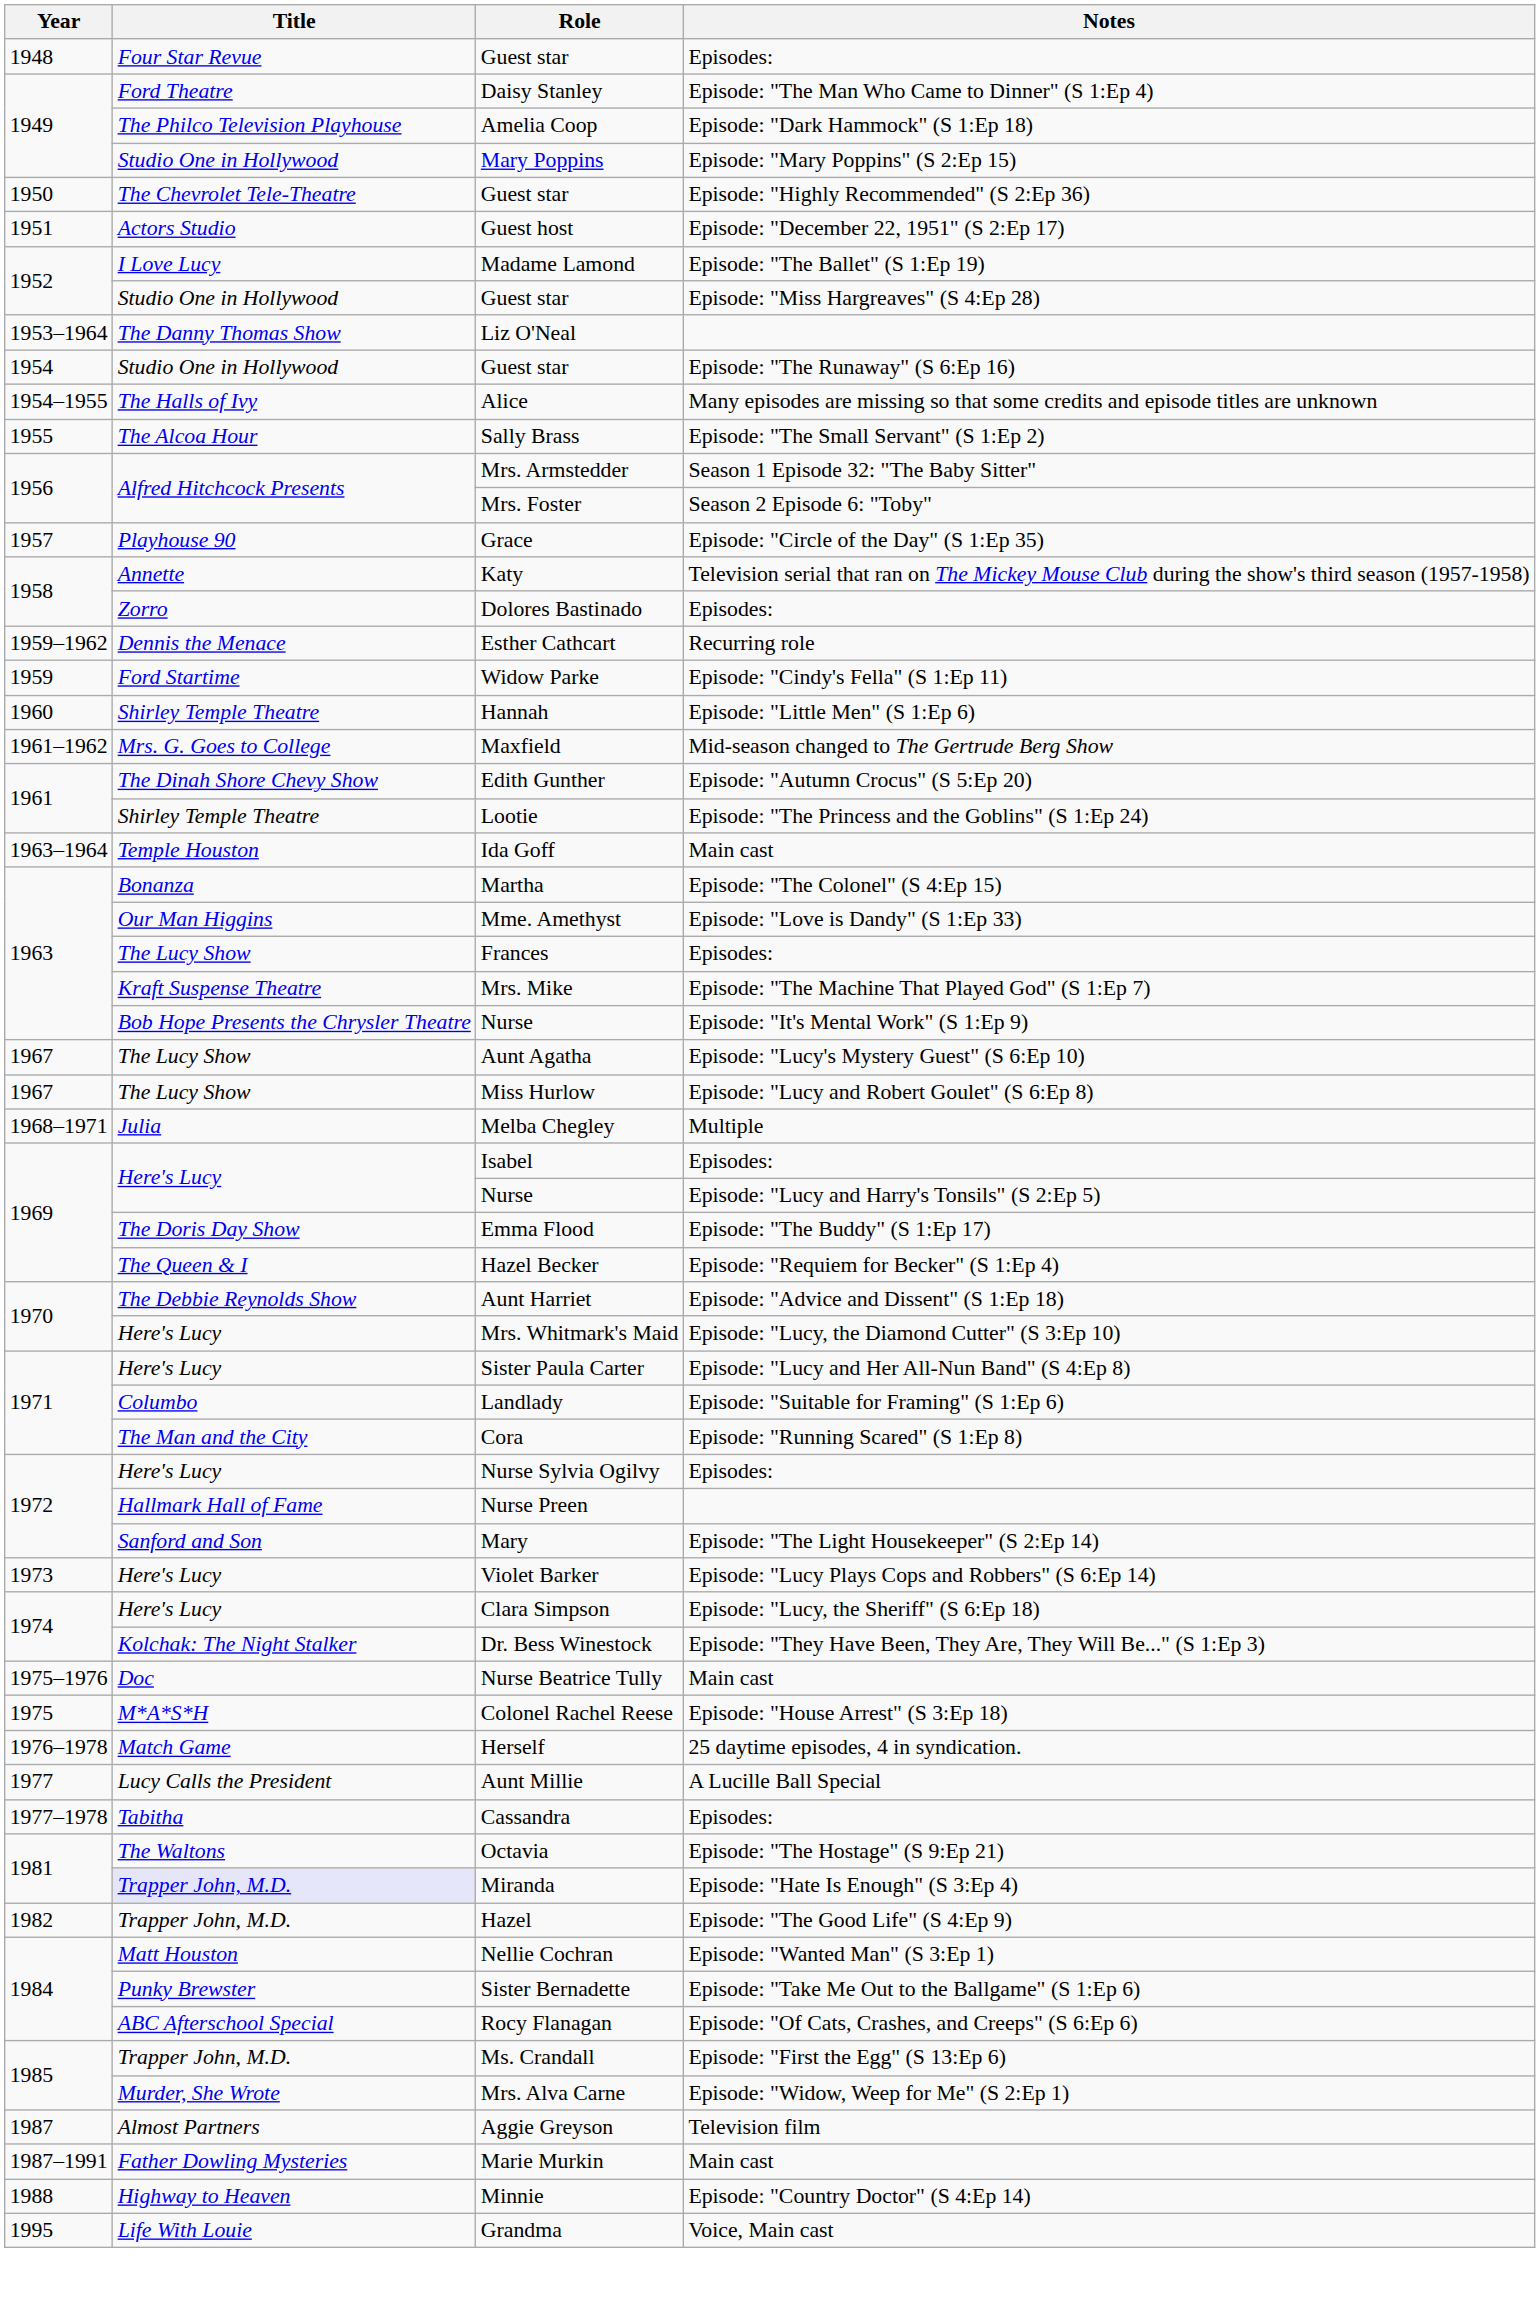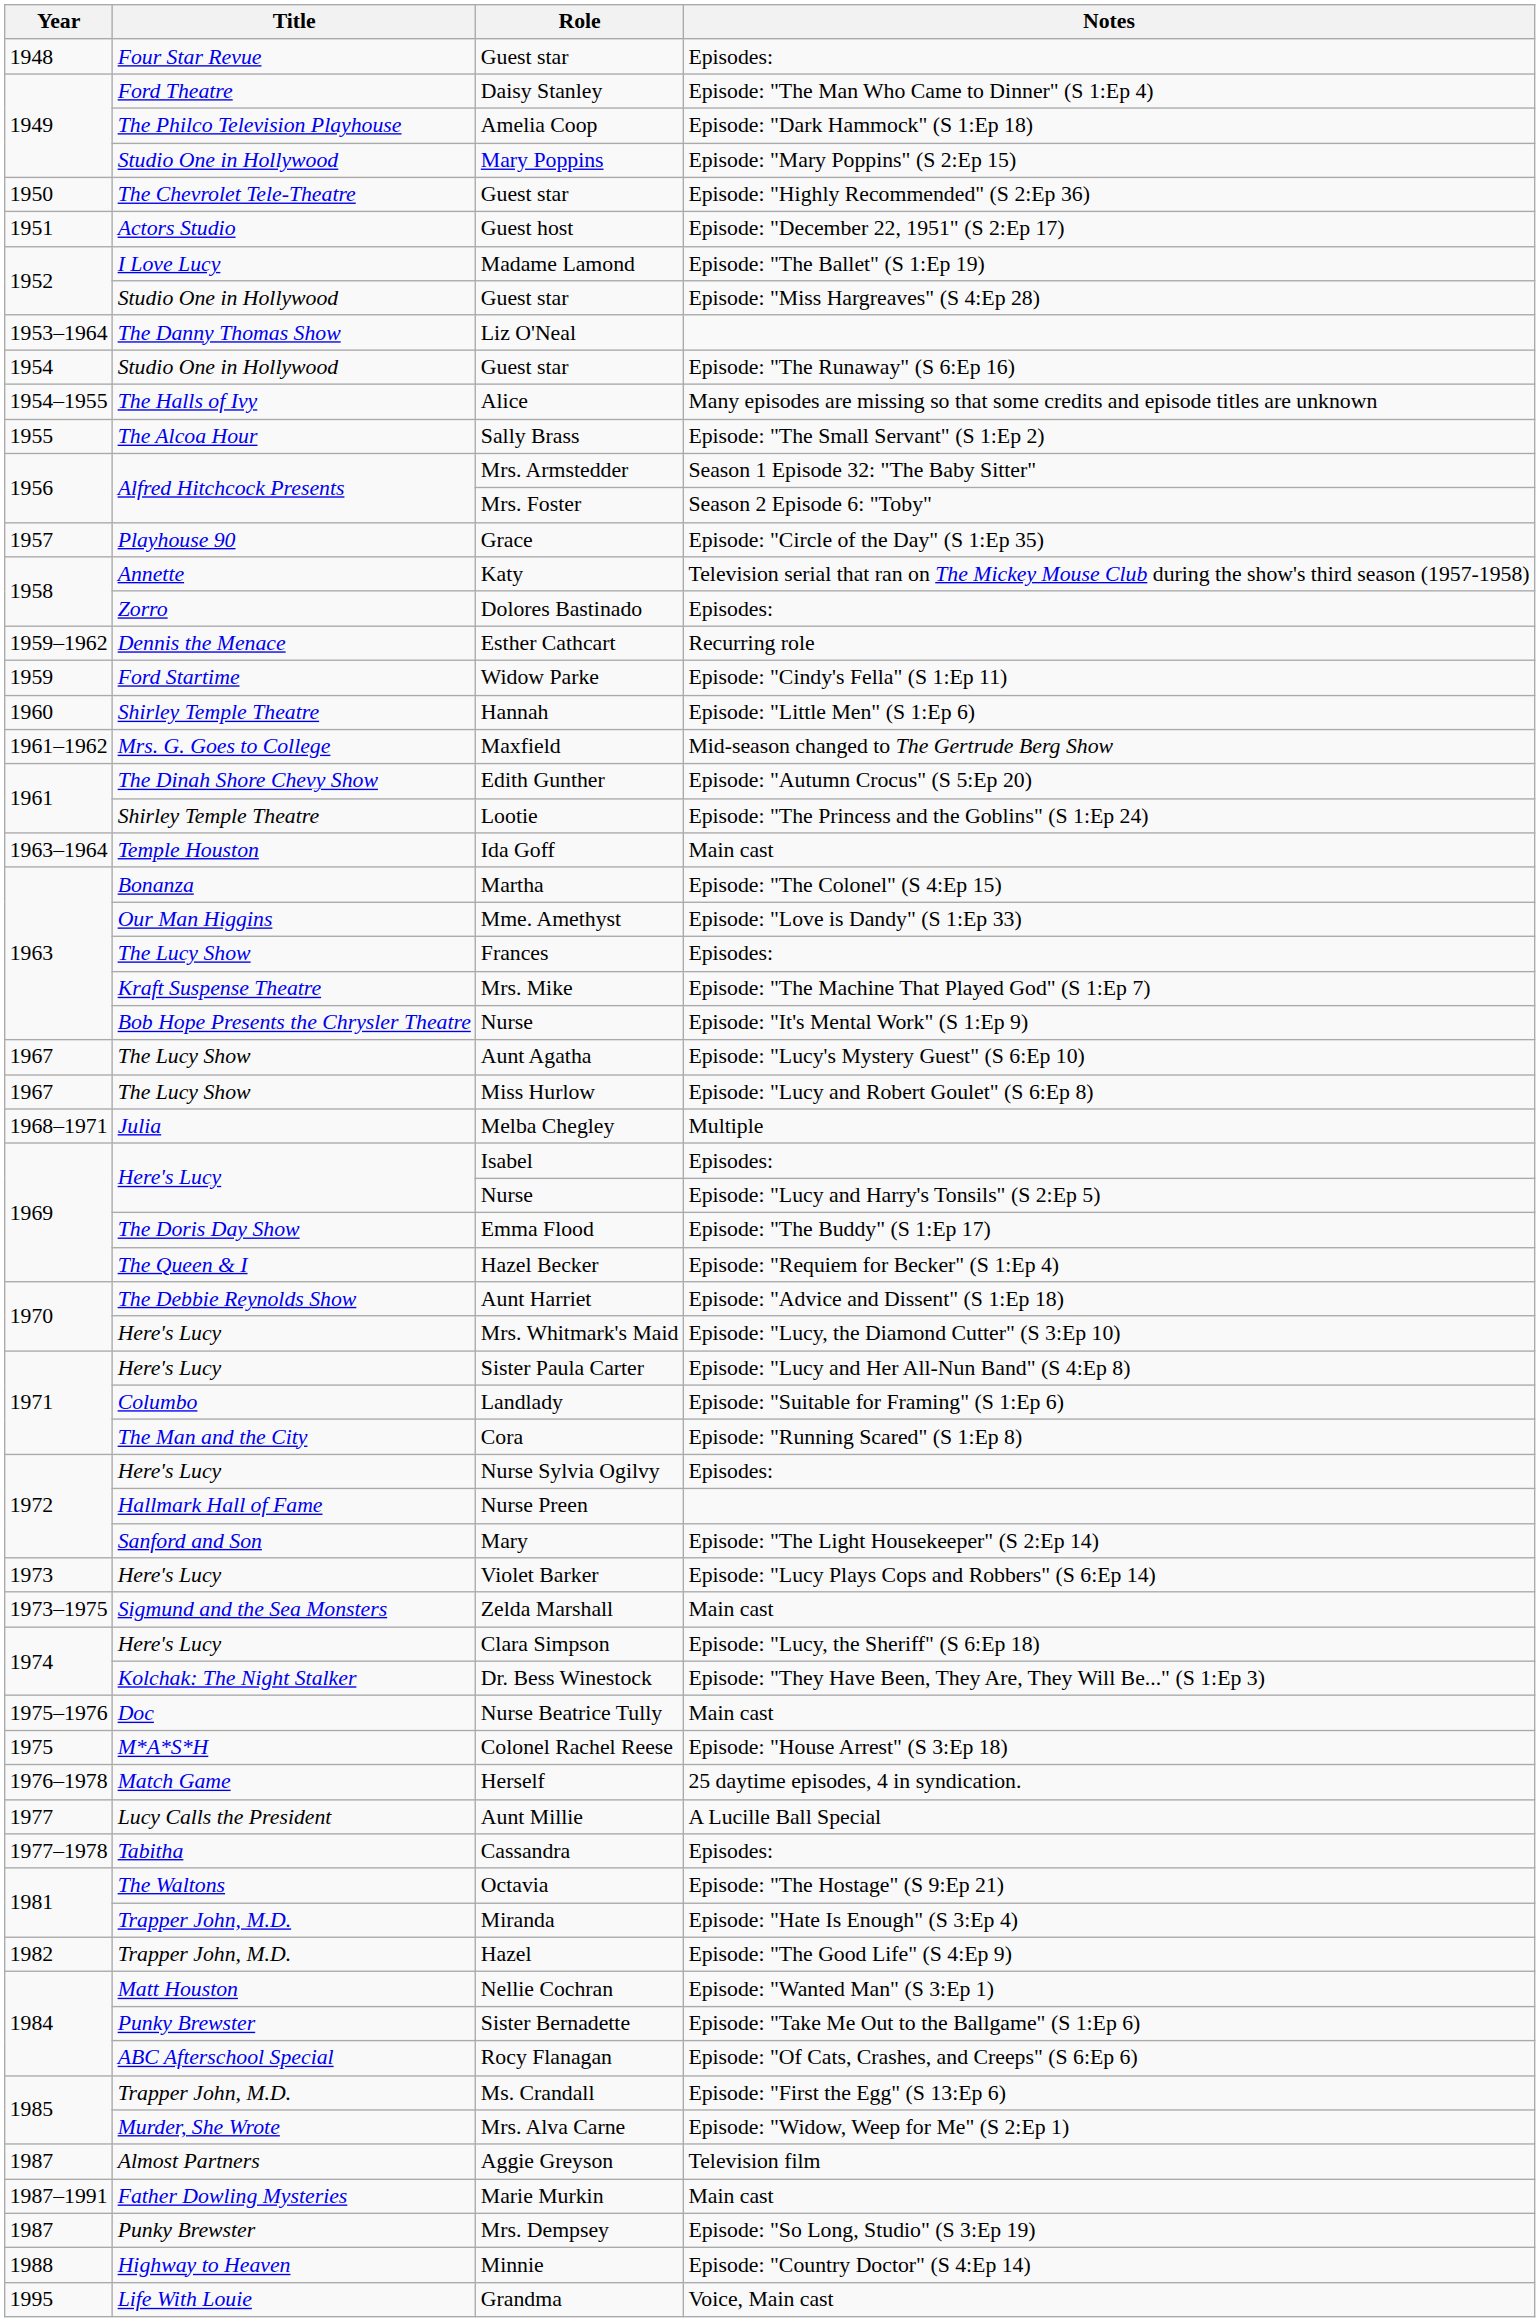+ row: (547, 1609)
(204, 1885) lavender background -> (204, 1919) no background
+ row: (545, 2230)
